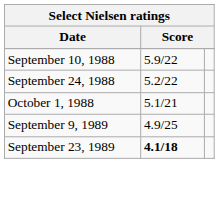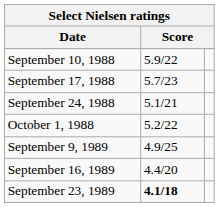+ row: (61, 81)
(161, 81) 5.2/22 -> (161, 103) 5.1/21
(161, 103) 5.1/21 -> (161, 125) 5.2/22
+ row: (61, 169)
